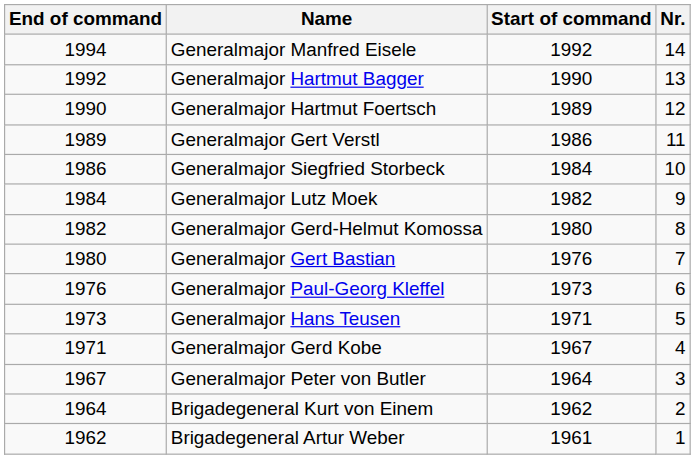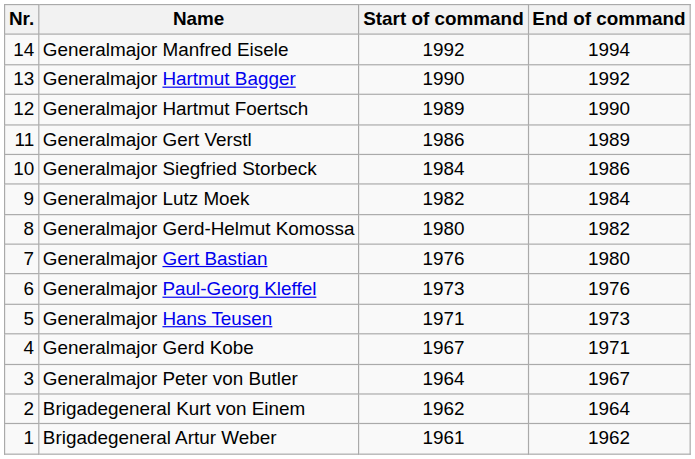columns swapped: (673, 19) <-> (86, 19)
